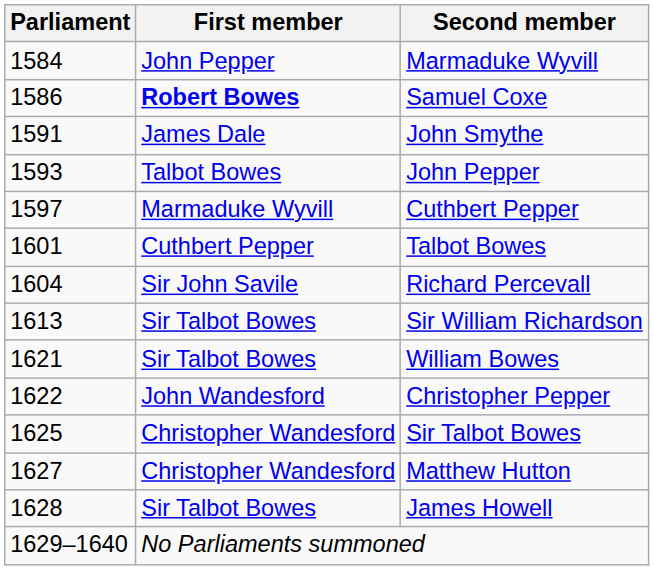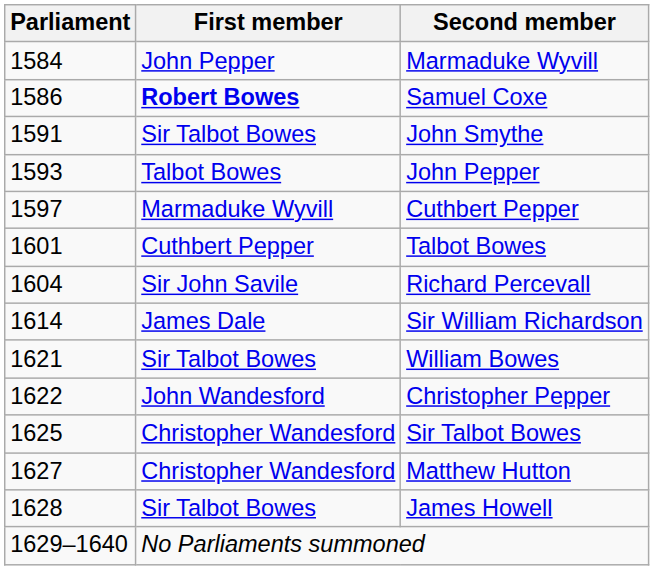(203, 135) James Dale -> (229, 135) Sir Talbot Bowes
(36, 321) 1613 -> (36, 321) 1614
(229, 321) Sir Talbot Bowes -> (203, 321) James Dale
